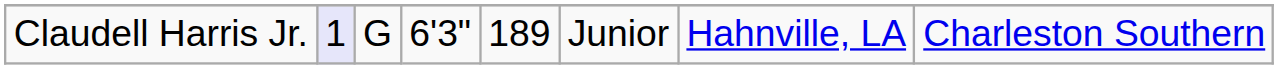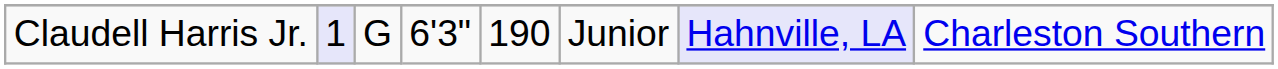(519, 34) 189 -> (519, 34) 190
(796, 34) no background -> (796, 34) lavender background
